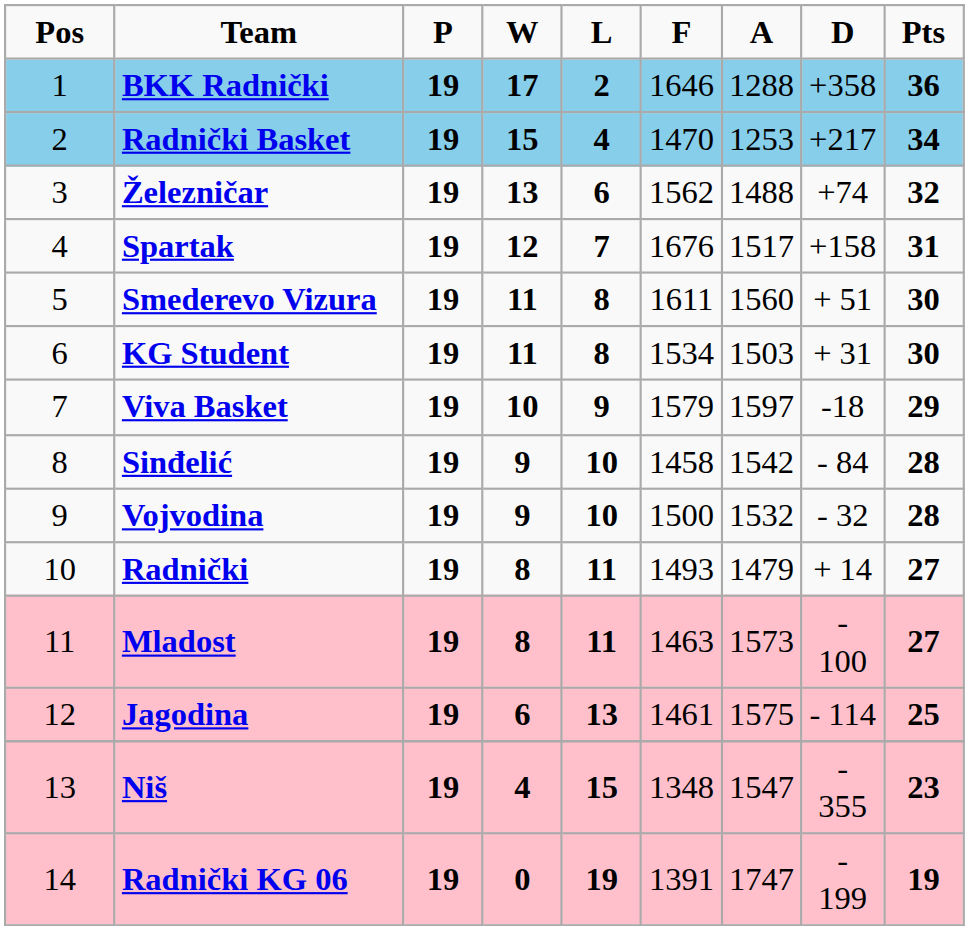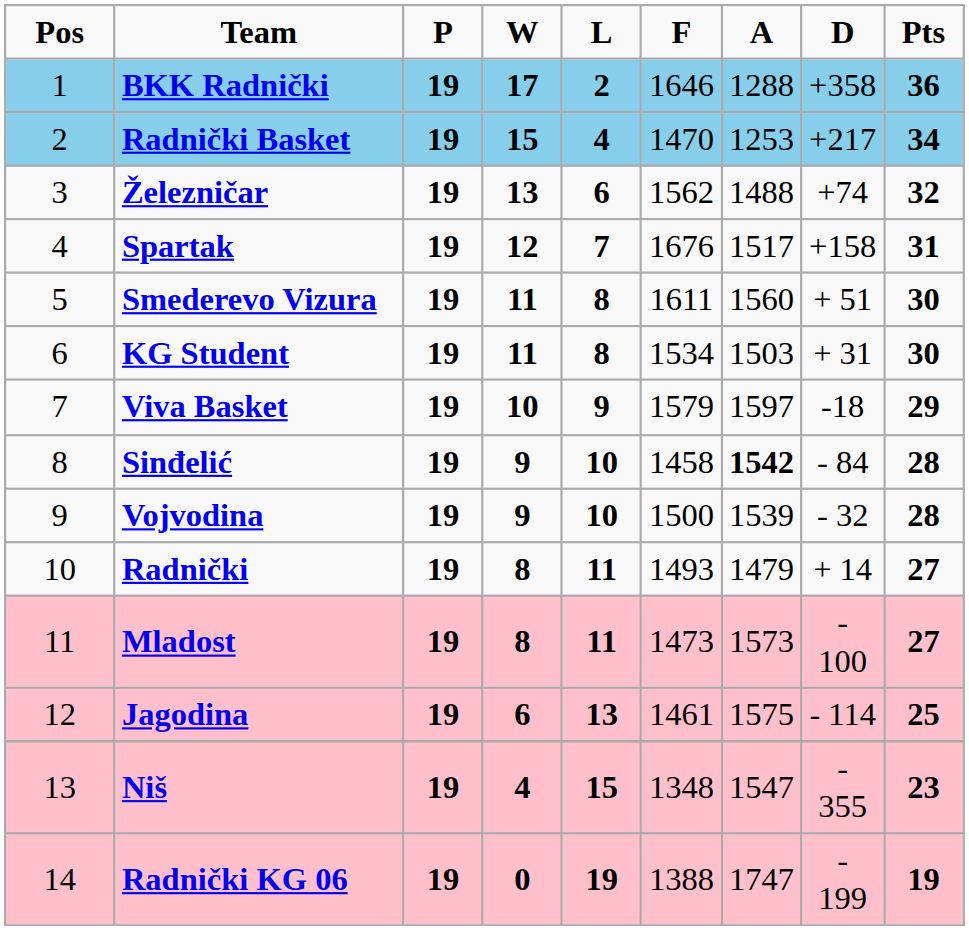(761, 460) normal -> (761, 460) bold
(761, 514) 1532 -> (761, 514) 1539
(681, 640) 1463 -> (681, 640) 1473
(681, 878) 1391 -> (681, 878) 1388
